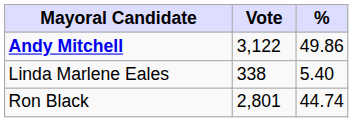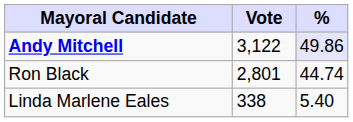(322, 46) no background -> (322, 46) lavender background
rows swapped: (49, 102) <-> (89, 74)
